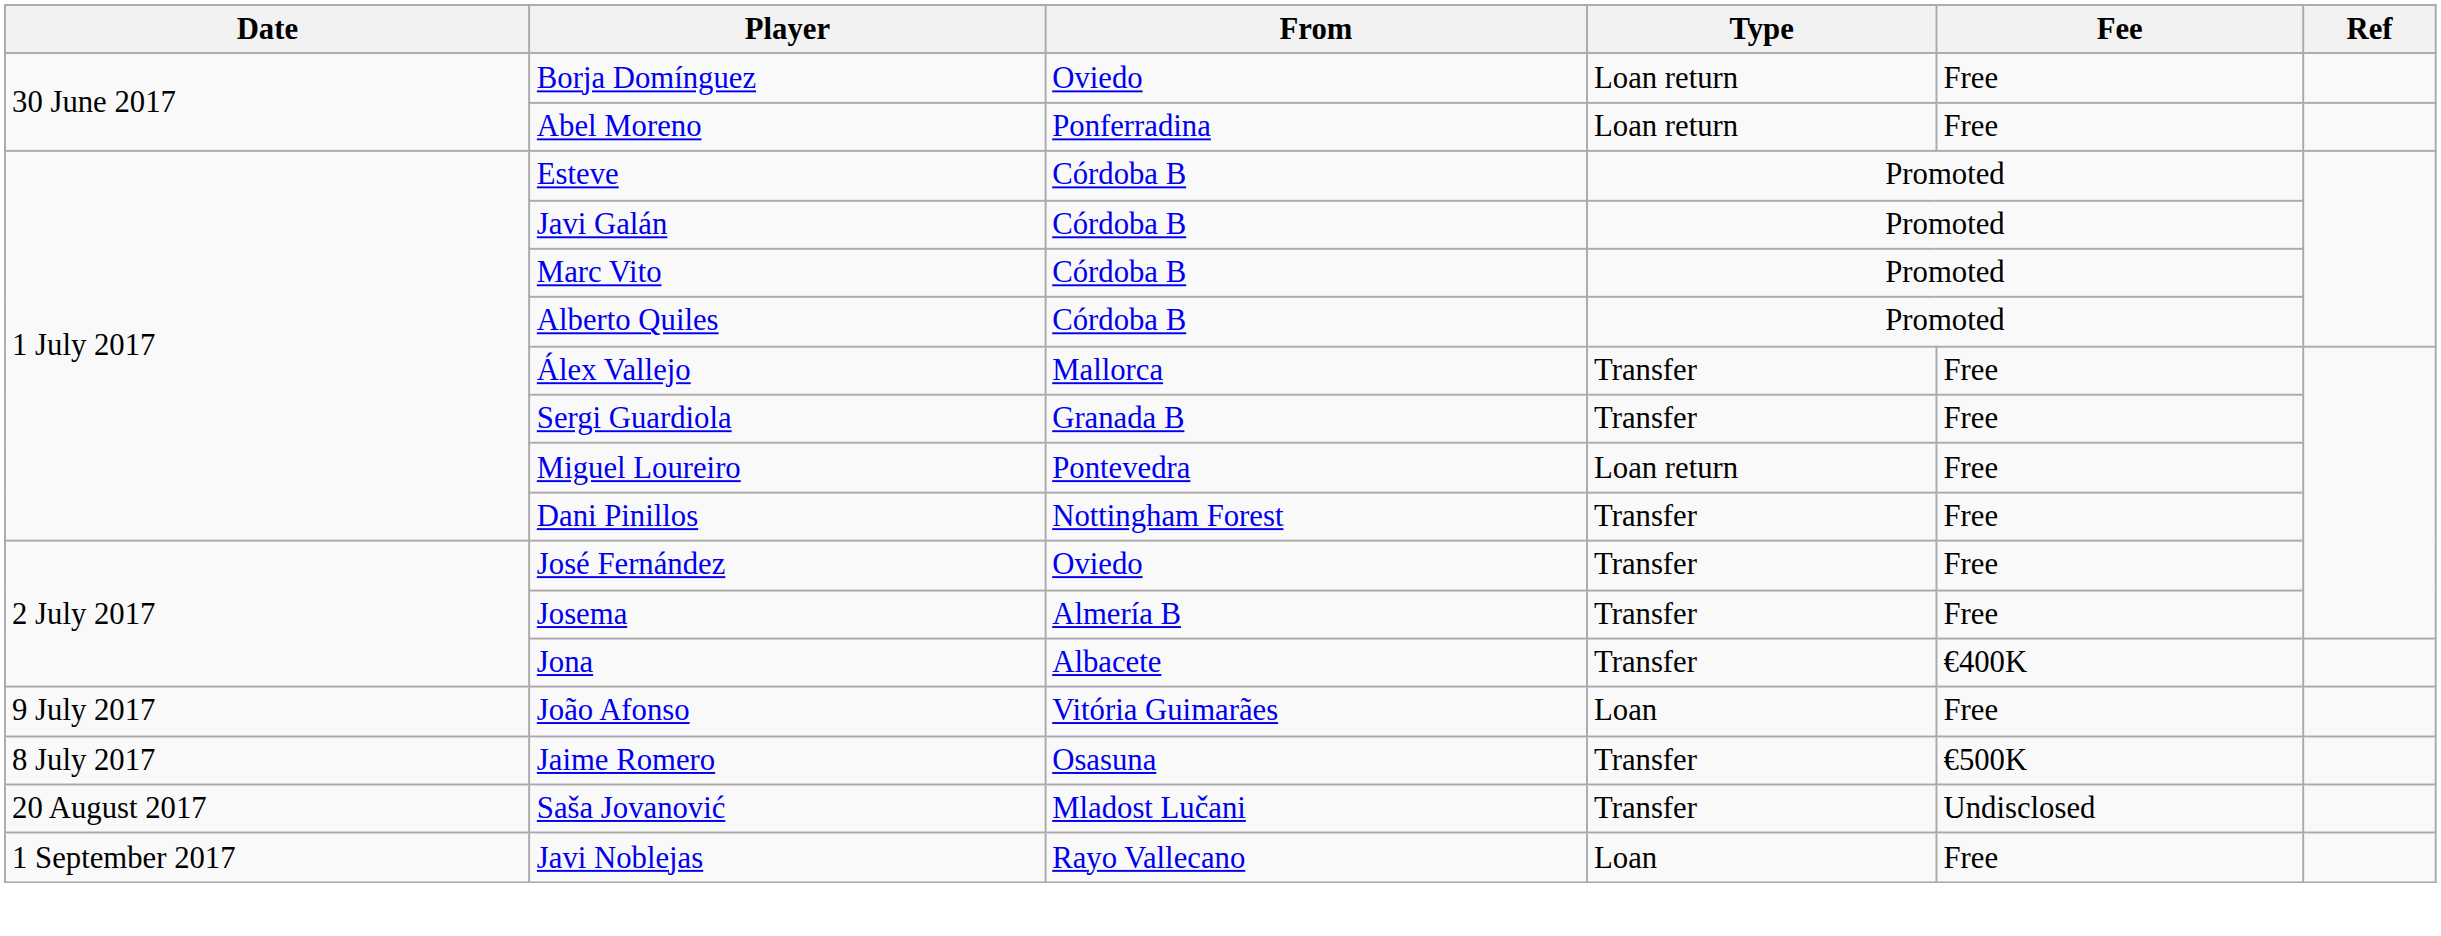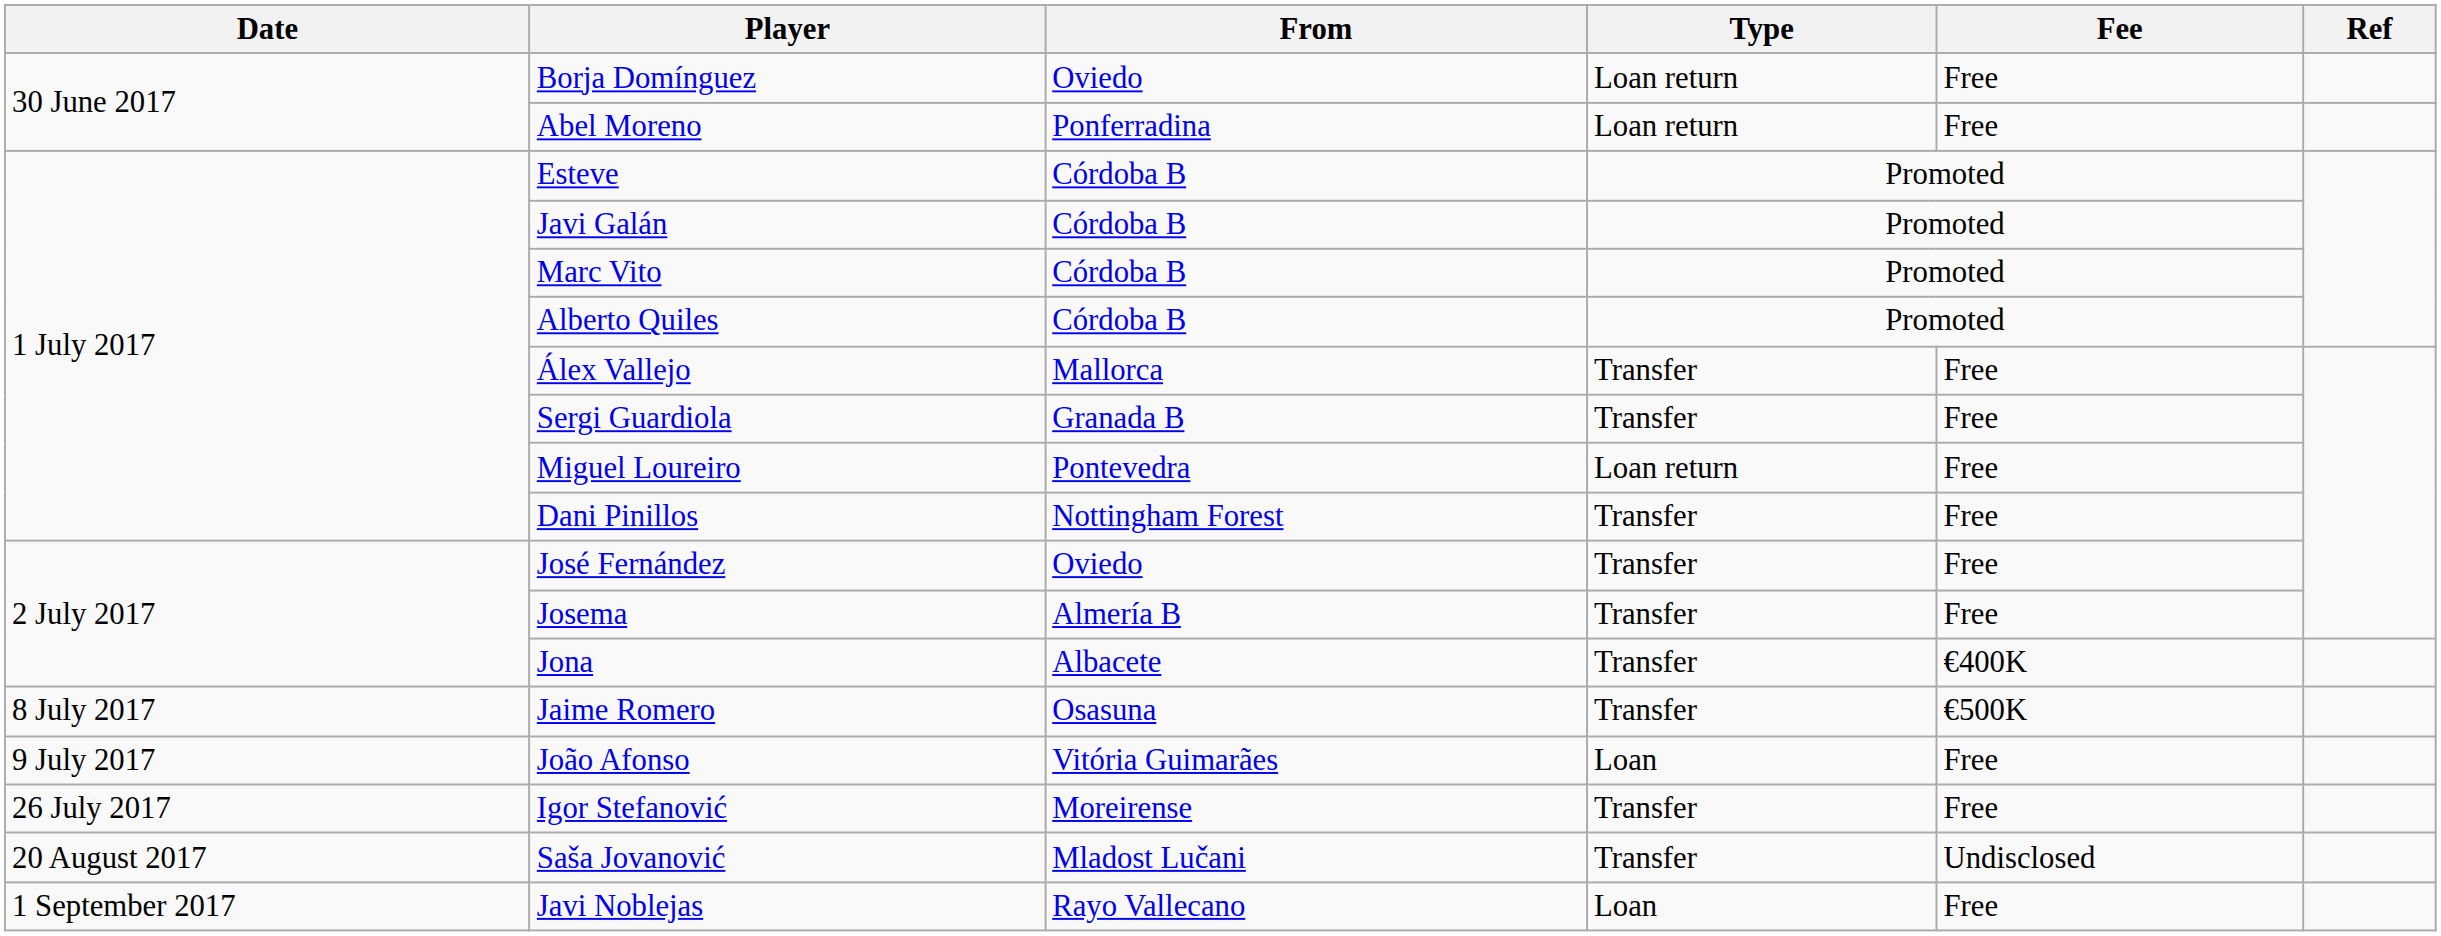rows swapped: (626, 759) <-> (613, 710)
+ row: (632, 808)
